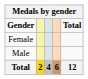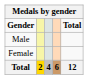rows swapped: (21, 53) <-> (21, 39)
